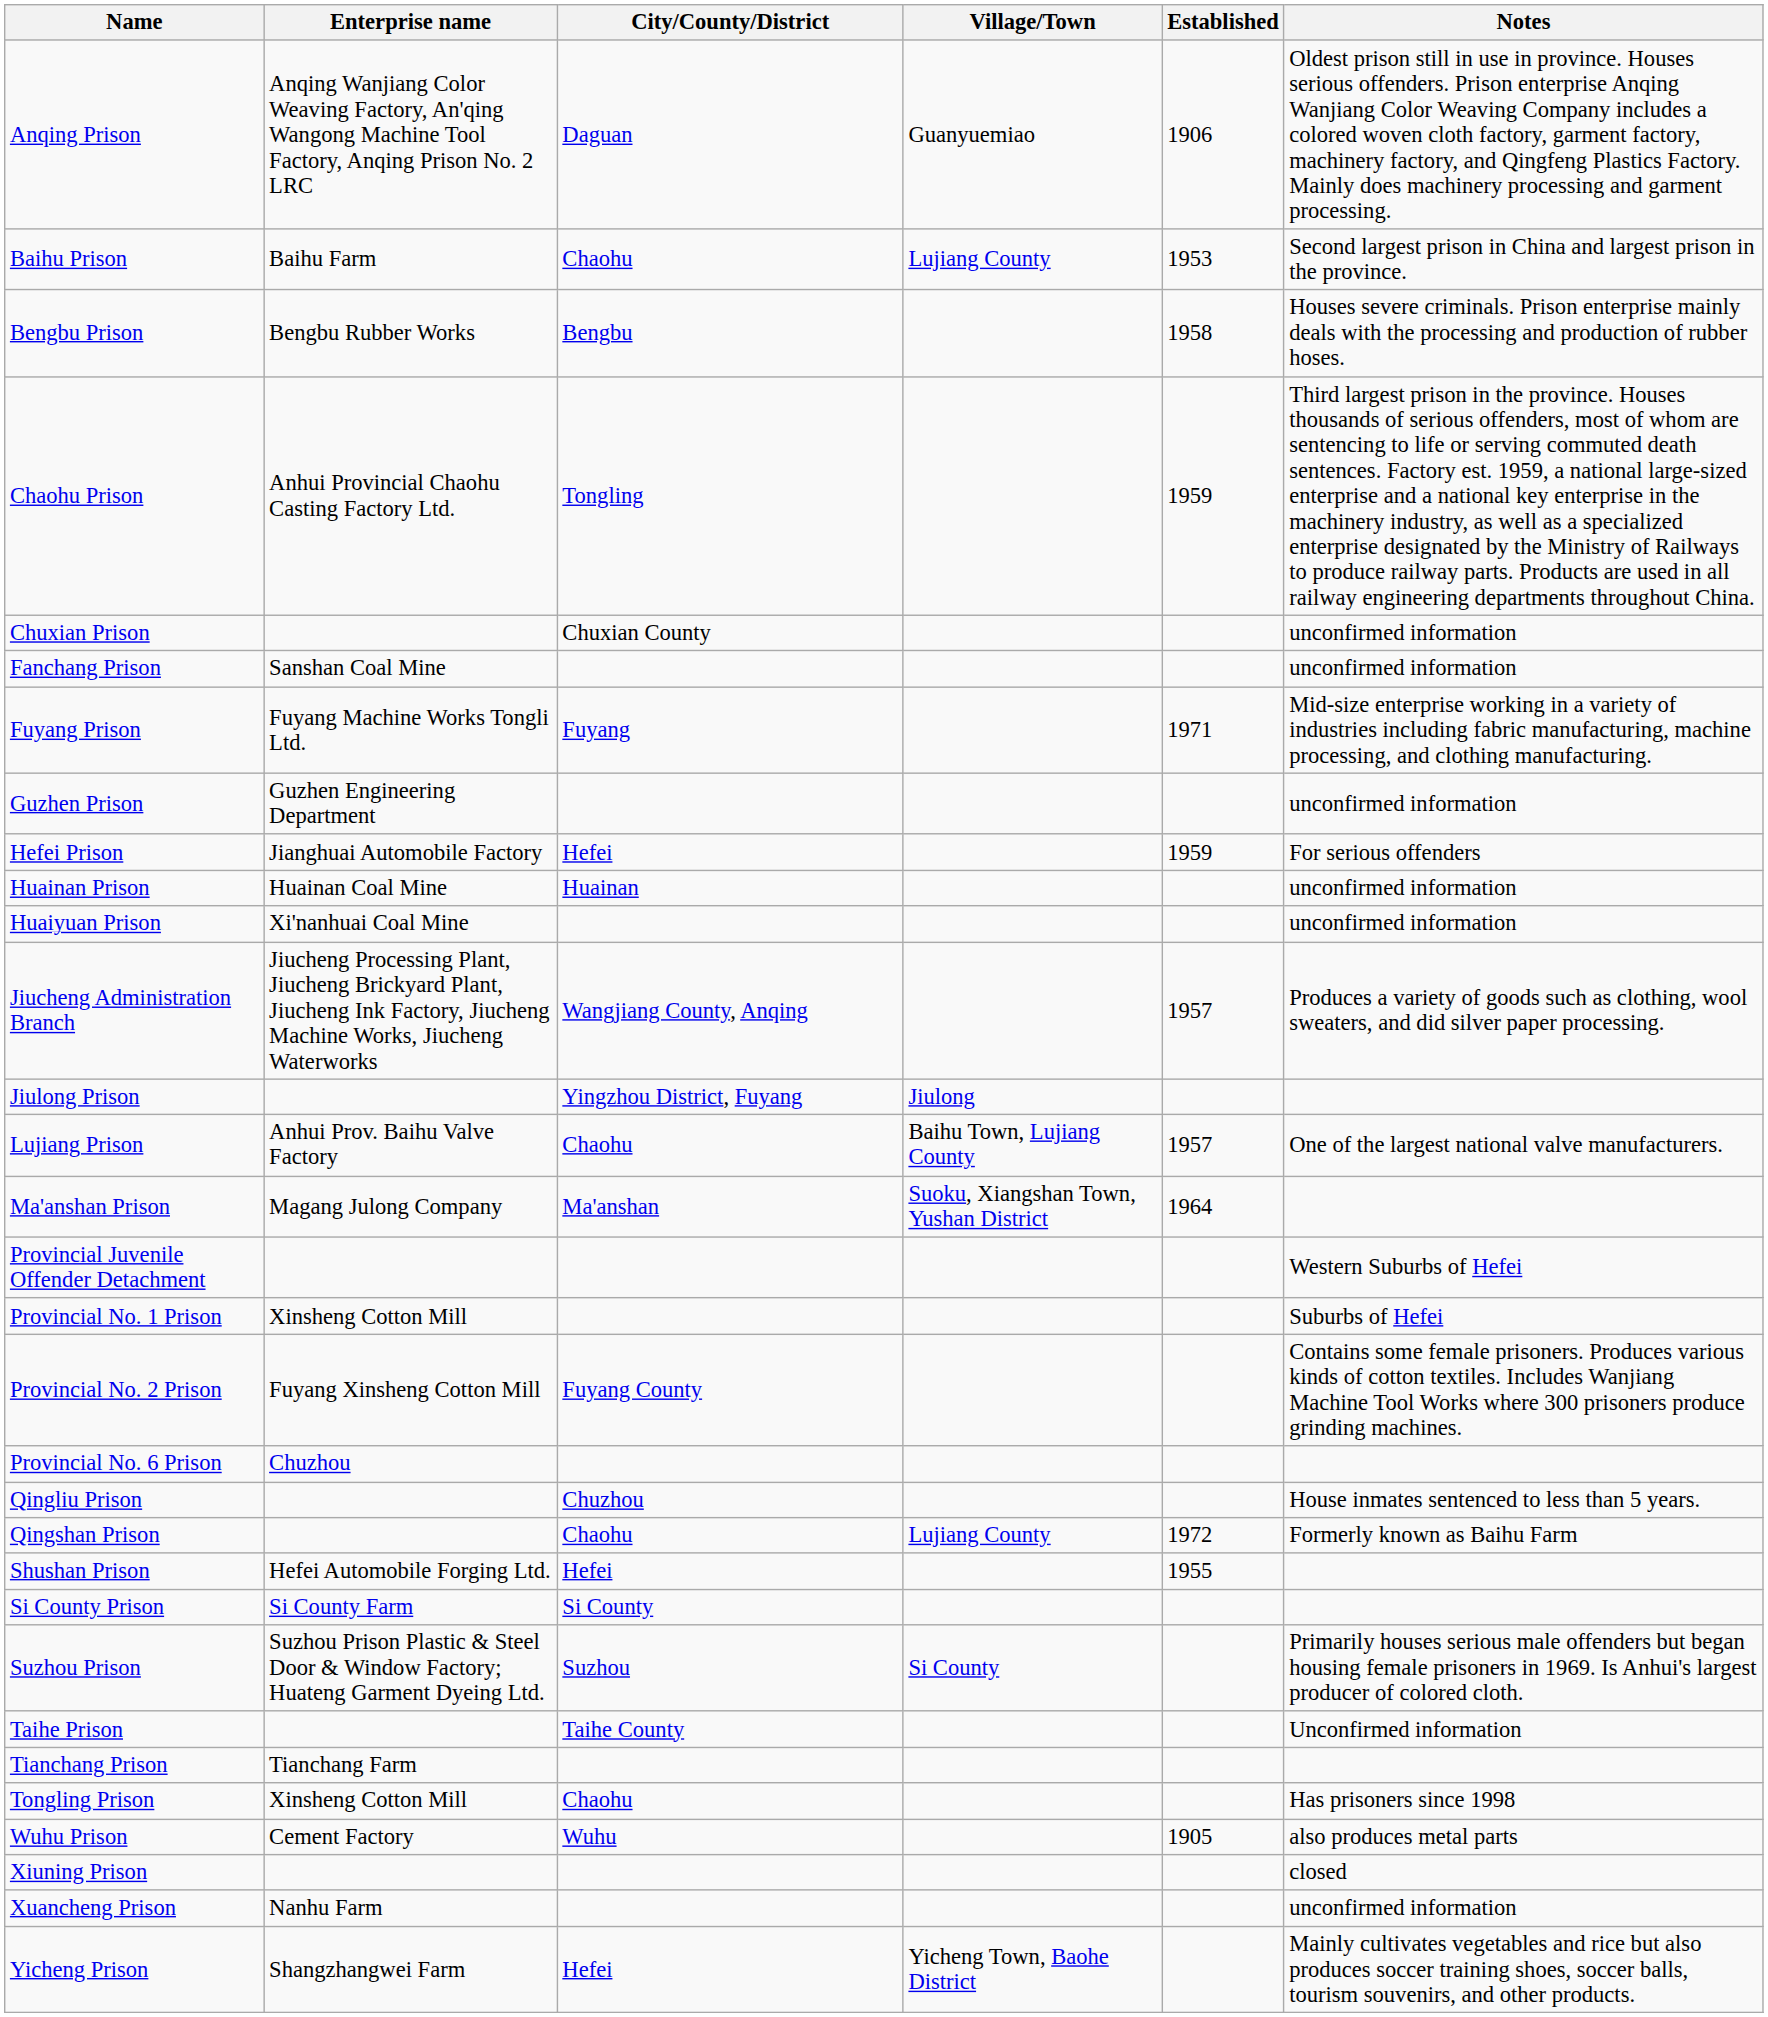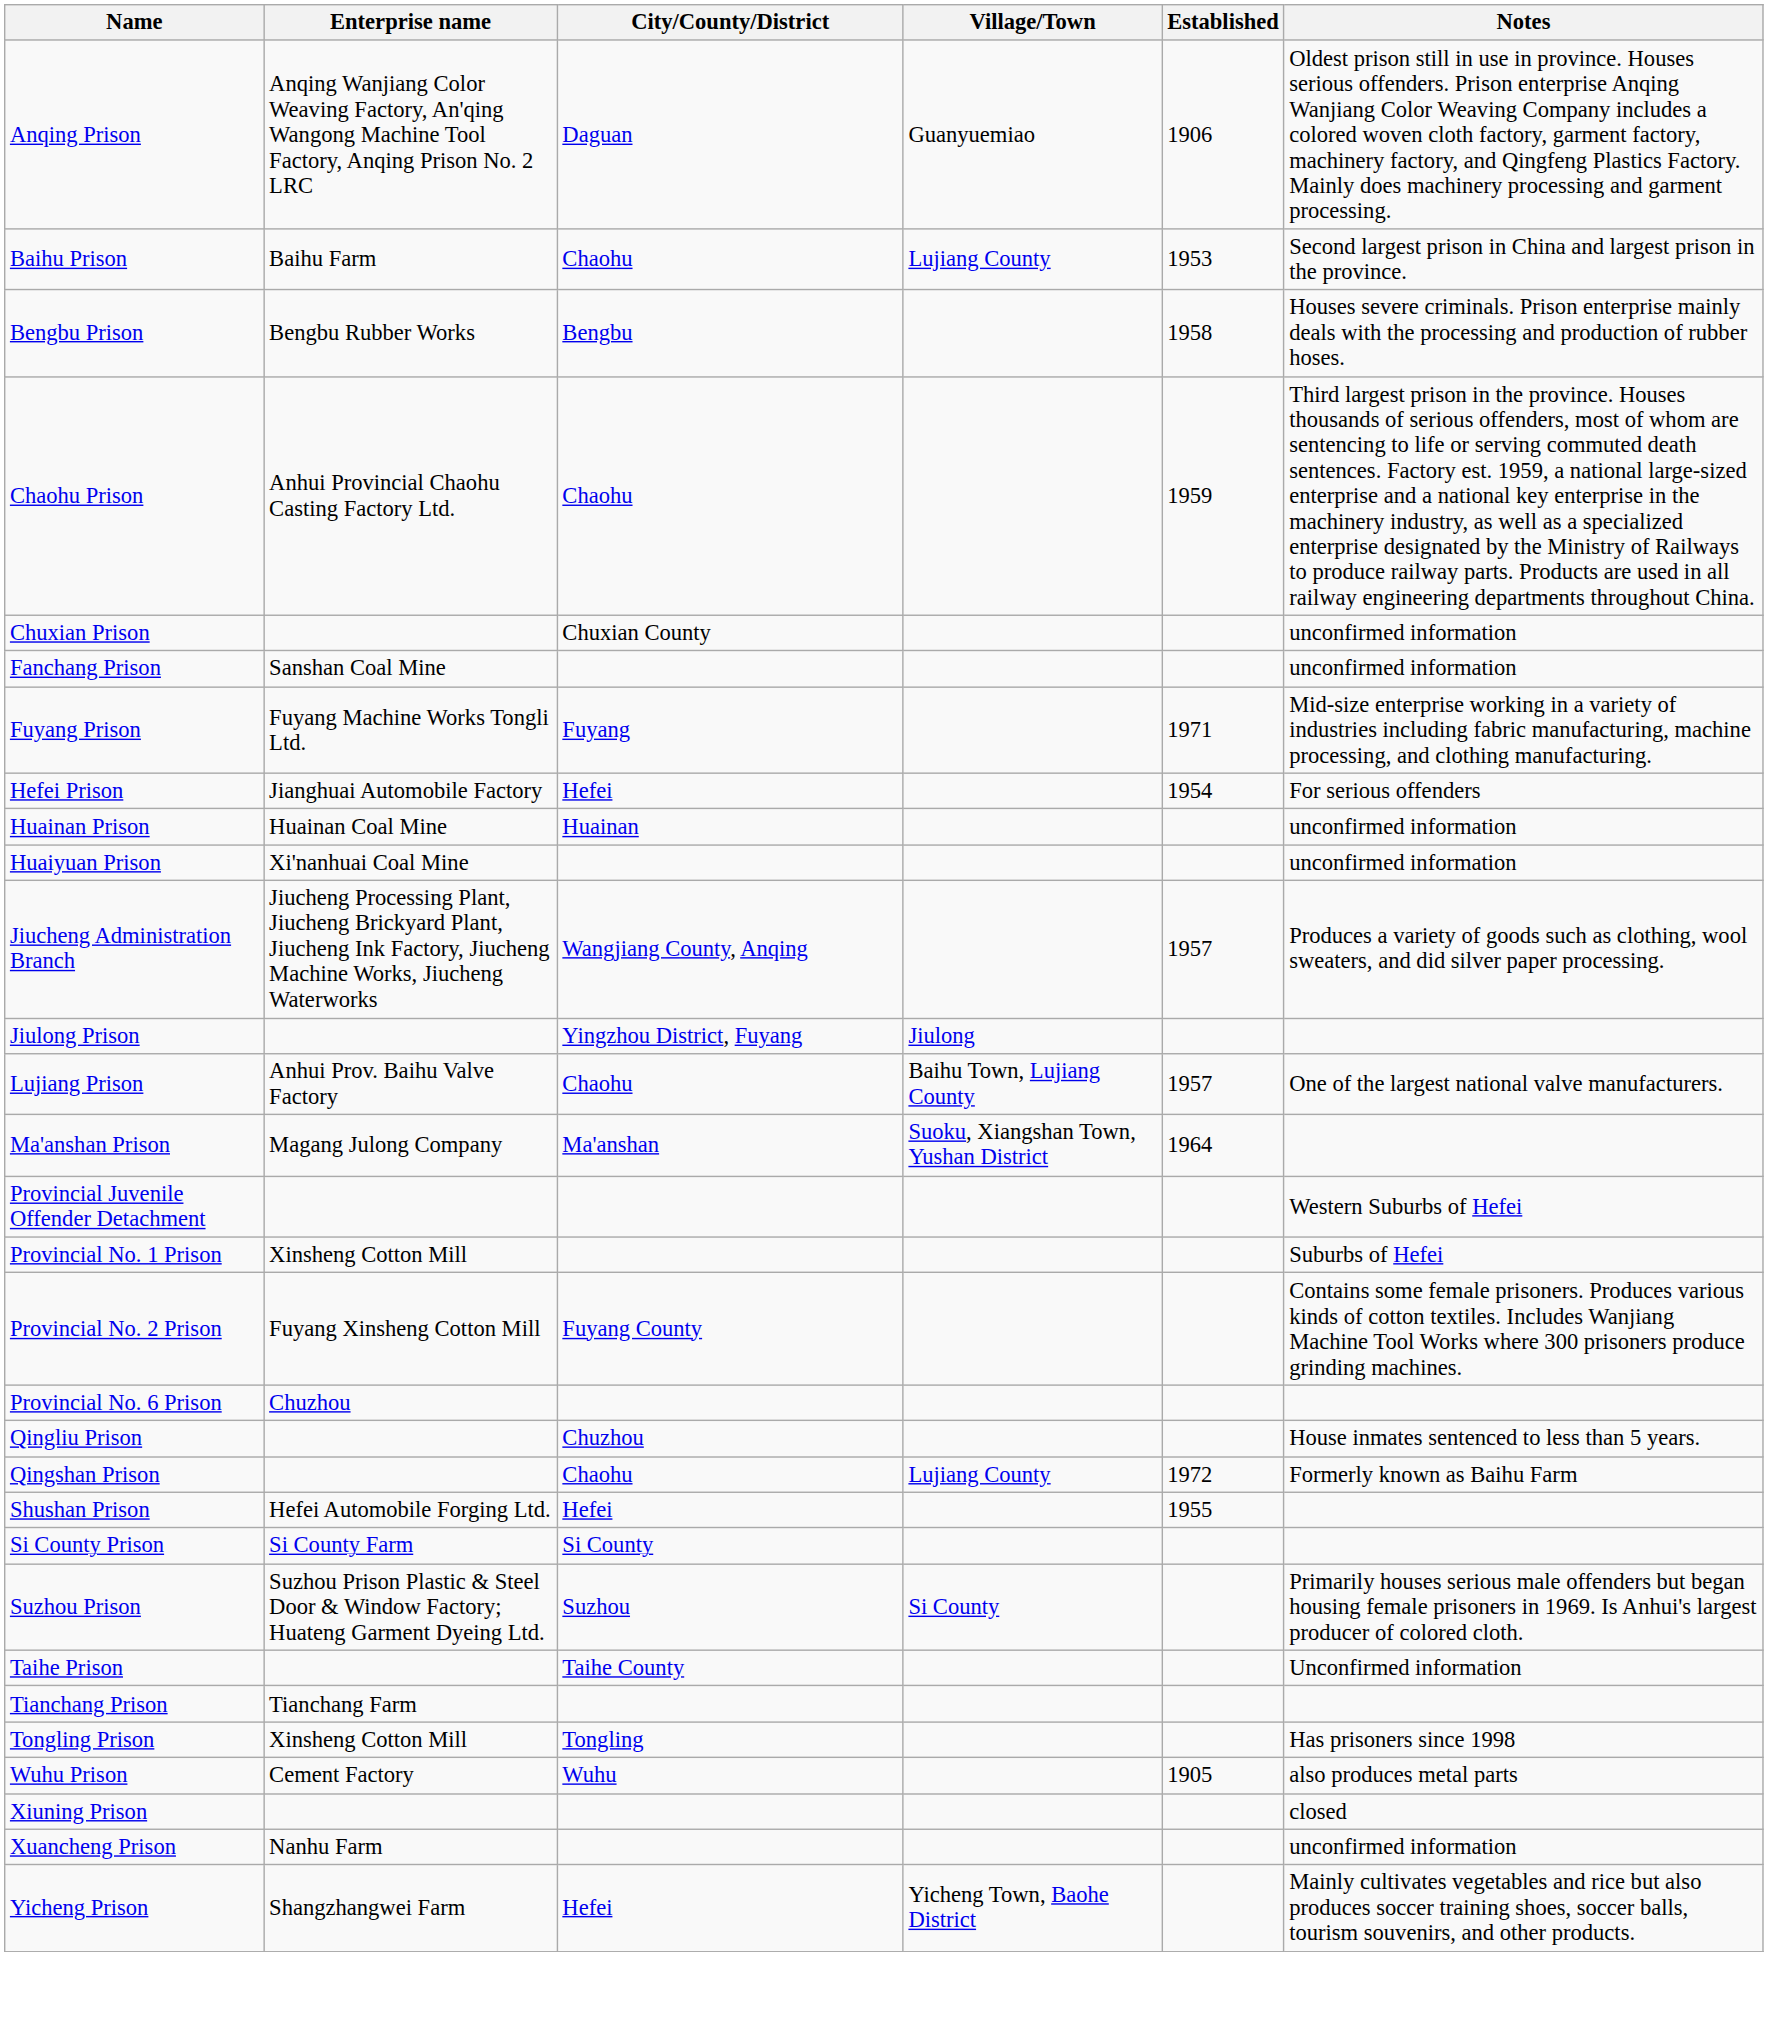(603, 495) Tongling -> (597, 495) Chaohu
- row: (77, 803)
(1190, 851) 1959 -> (1190, 790) 1954
(597, 1800) Chaohu -> (603, 1739) Tongling
